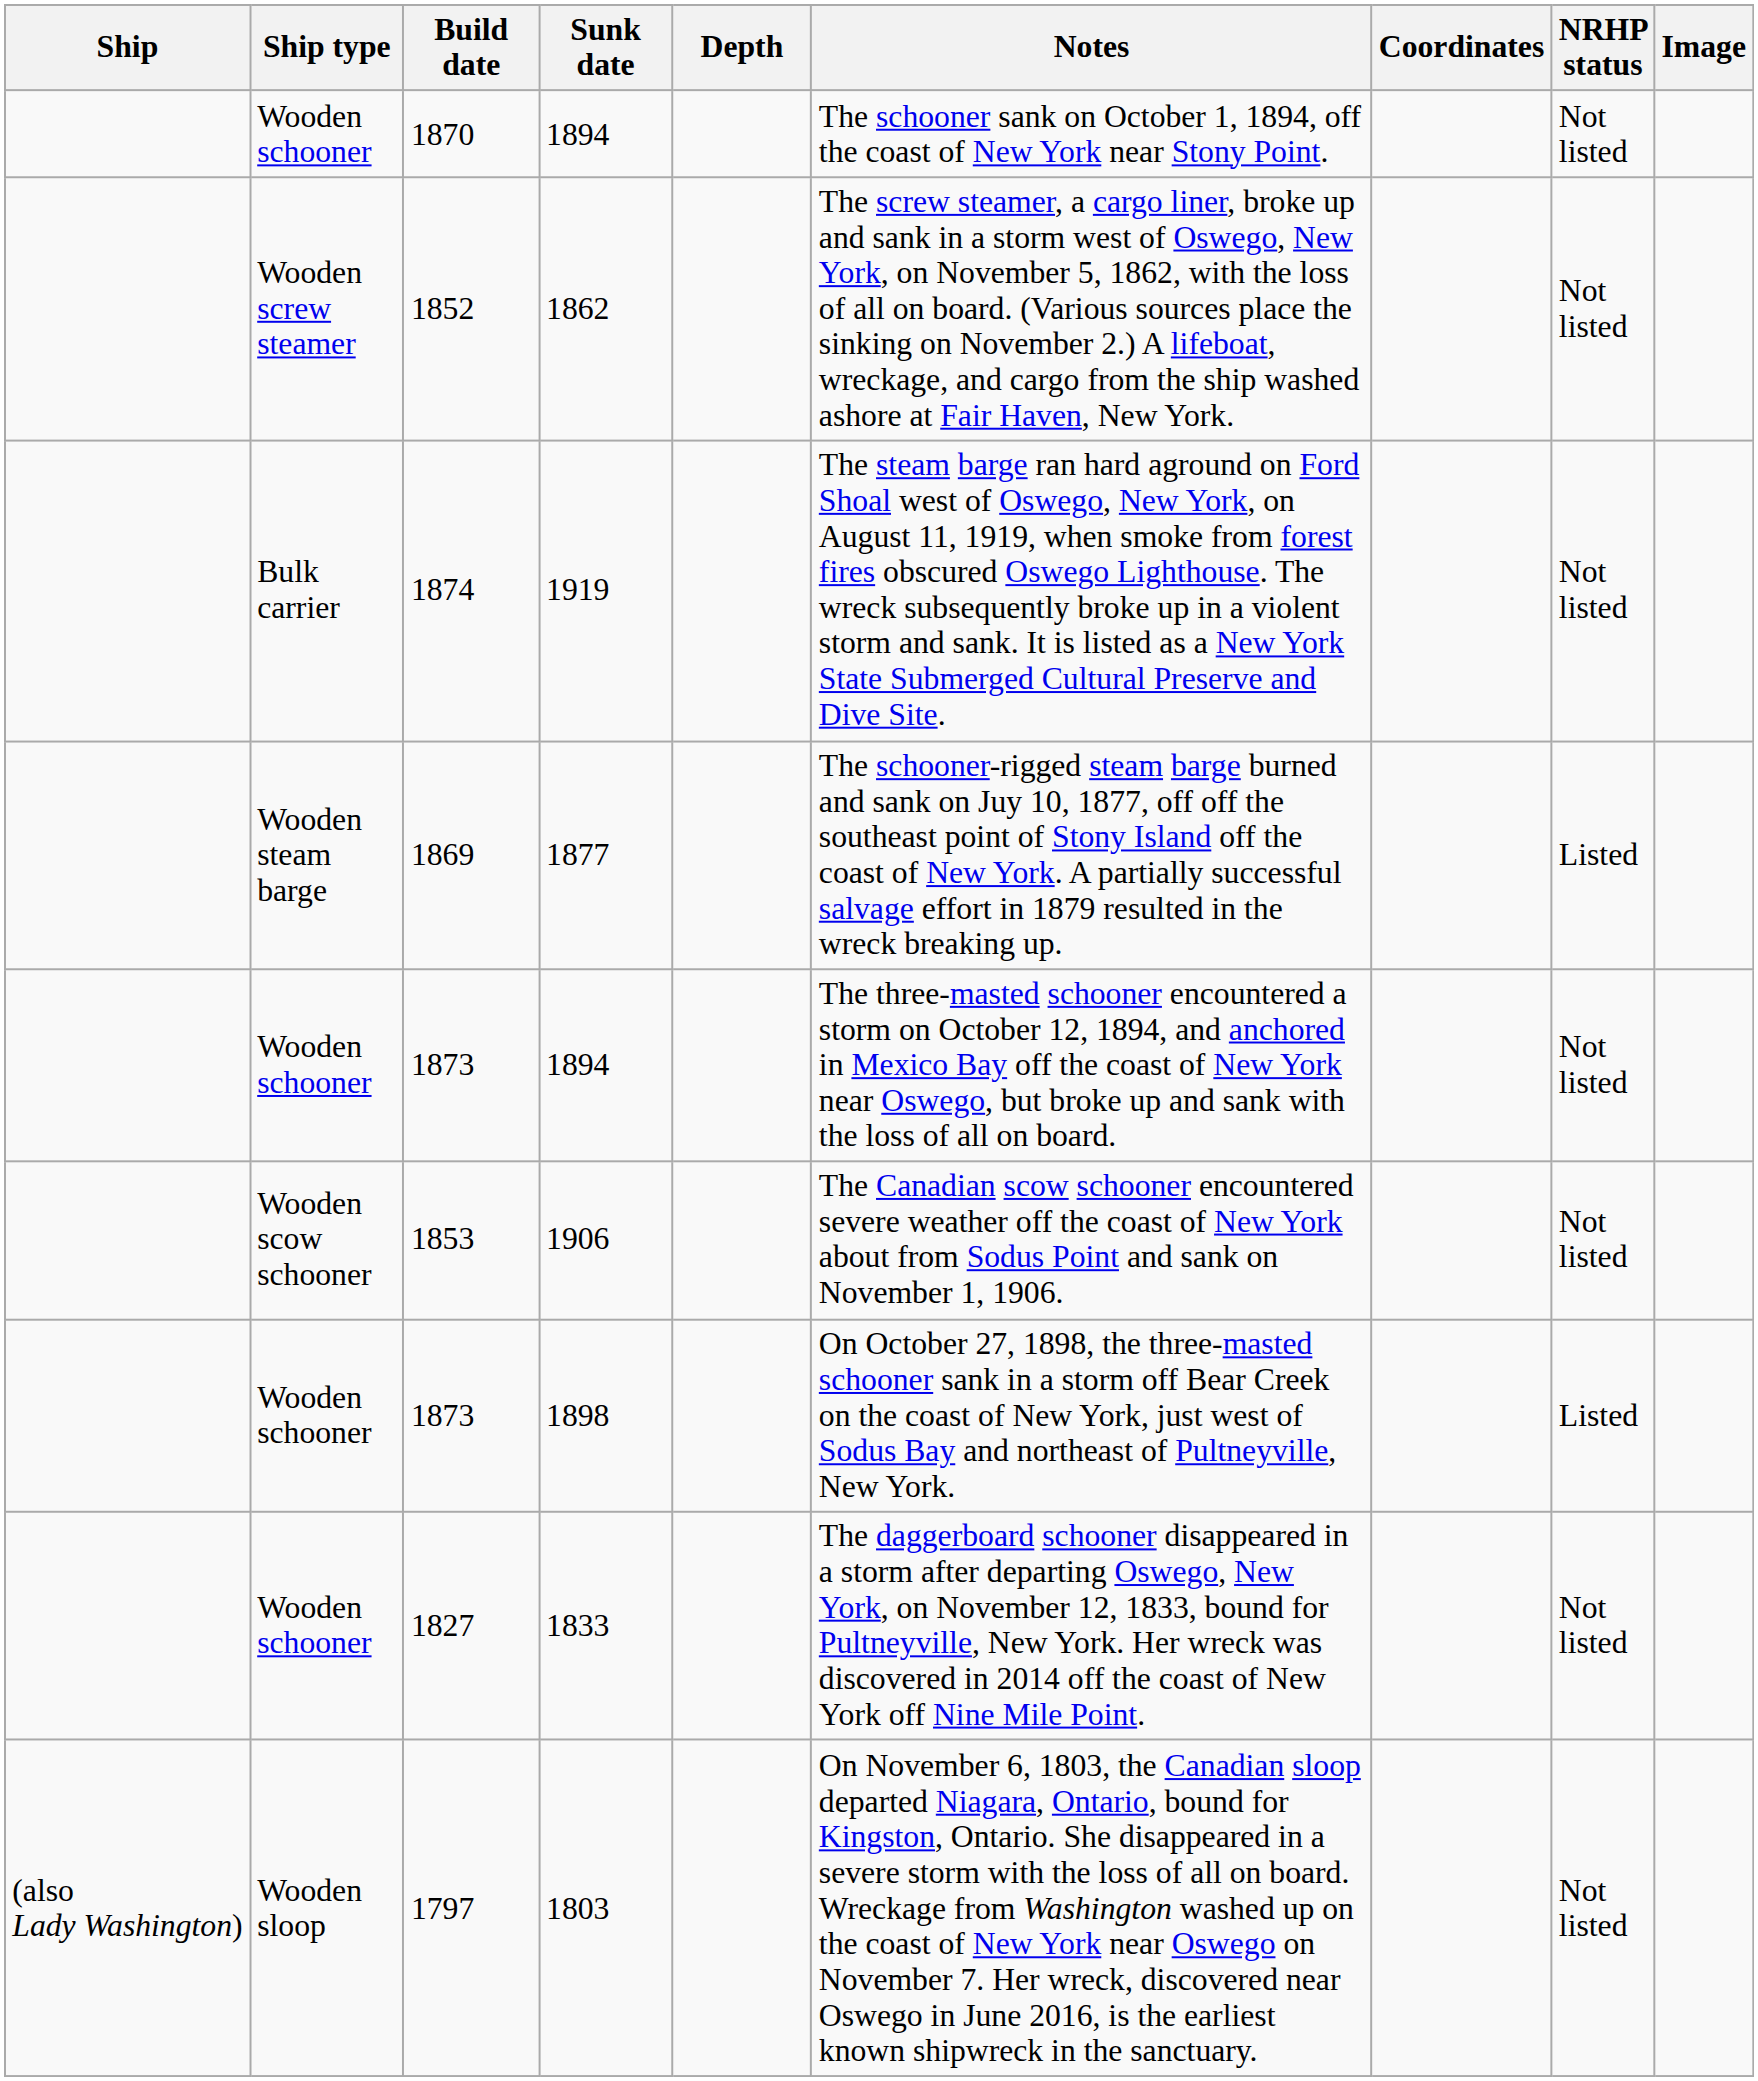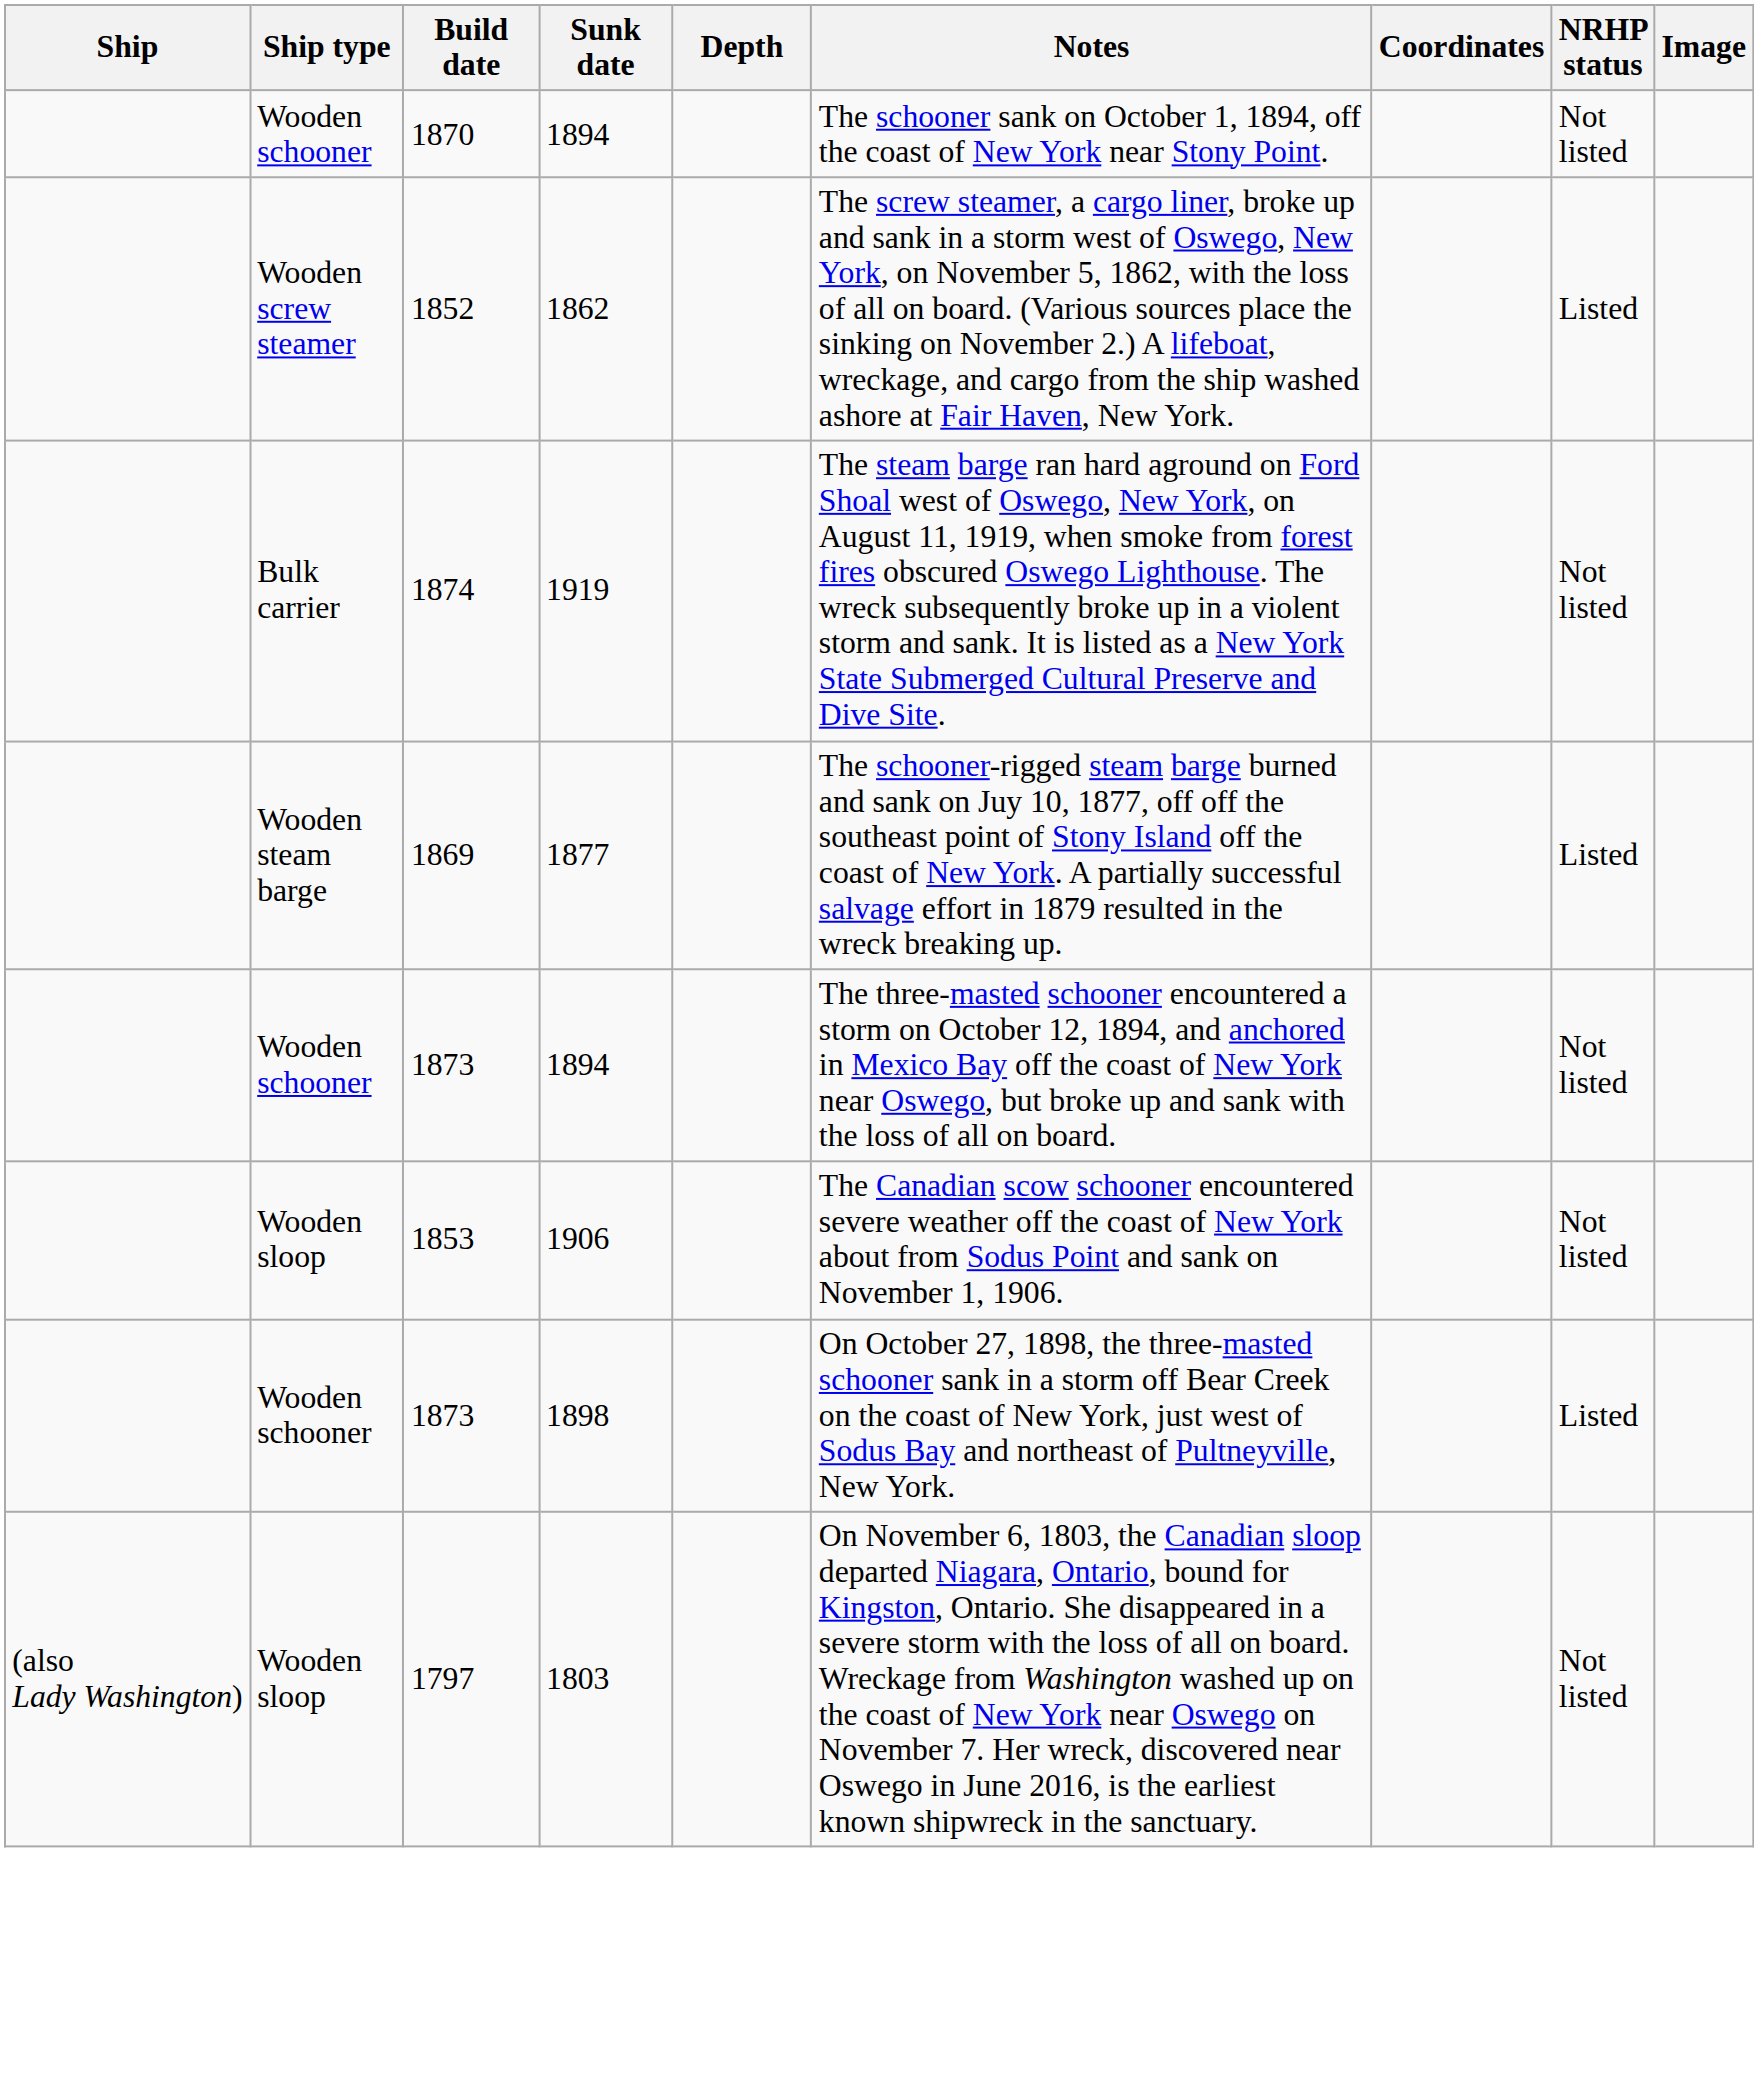(1593, 308) Not listed -> (1598, 308) Listed
(314, 1239) Wooden scow schooner -> (310, 1239) Wooden sloop
- row: (443, 1625)
